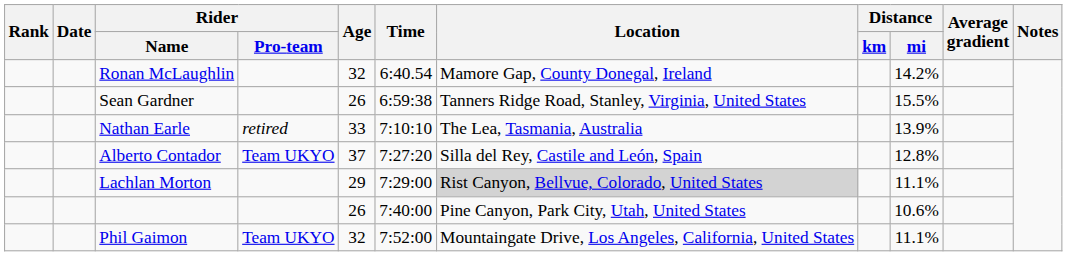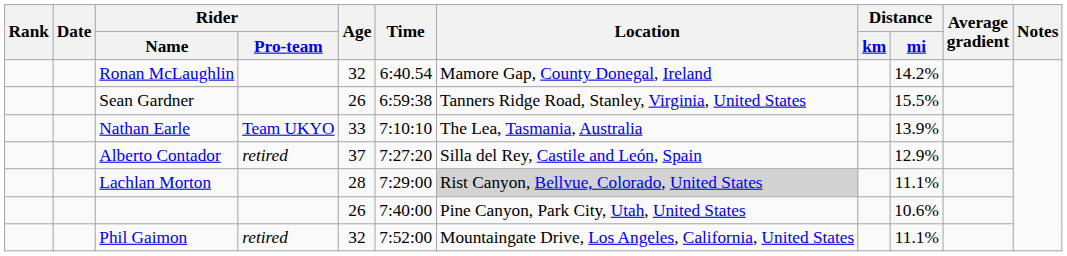(265, 127) retired -> (288, 127) Team UKYO
(288, 155) Team UKYO -> (265, 155) retired
(916, 155) 12.8% -> (916, 155) 12.9%
(357, 182) 29 -> (357, 182) 28
(288, 237) Team UKYO -> (265, 237) retired
